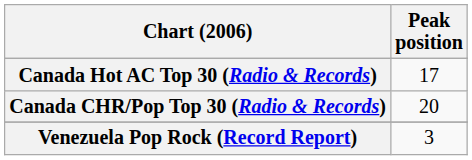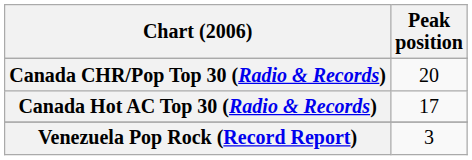rows swapped: (198, 106) <-> (198, 74)
